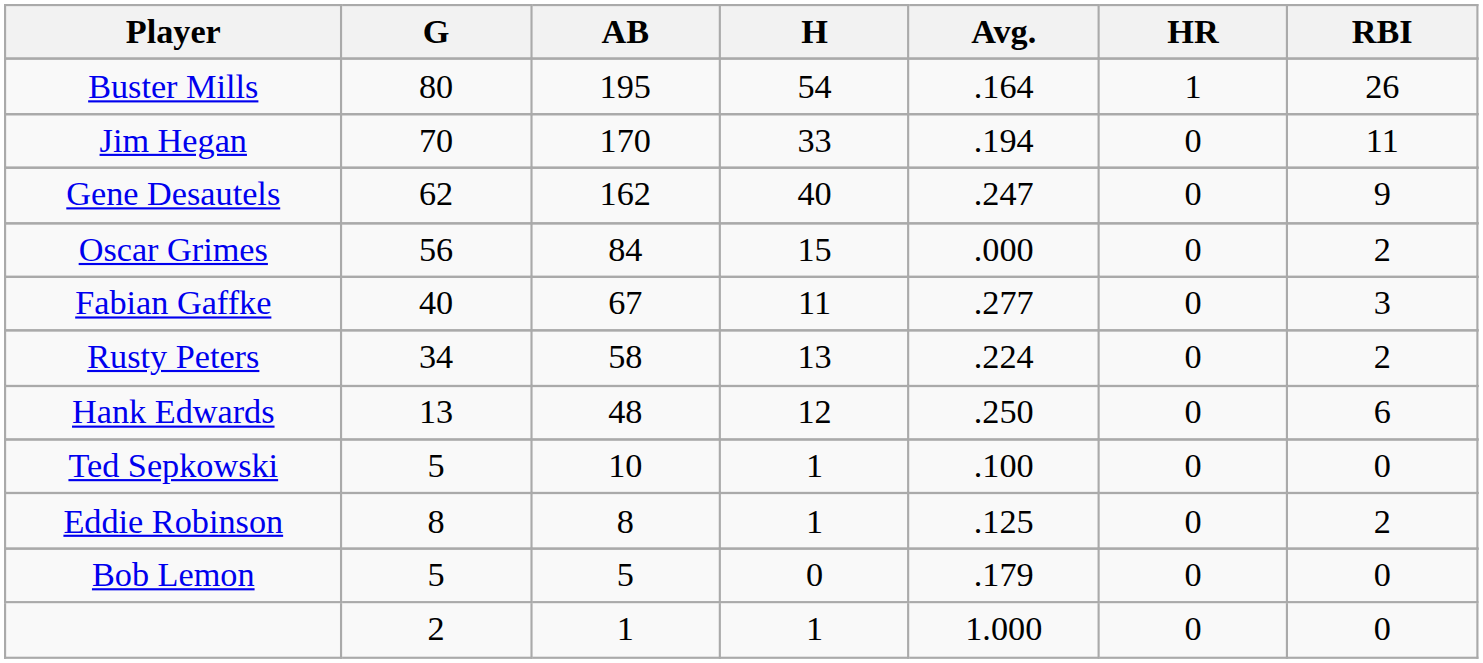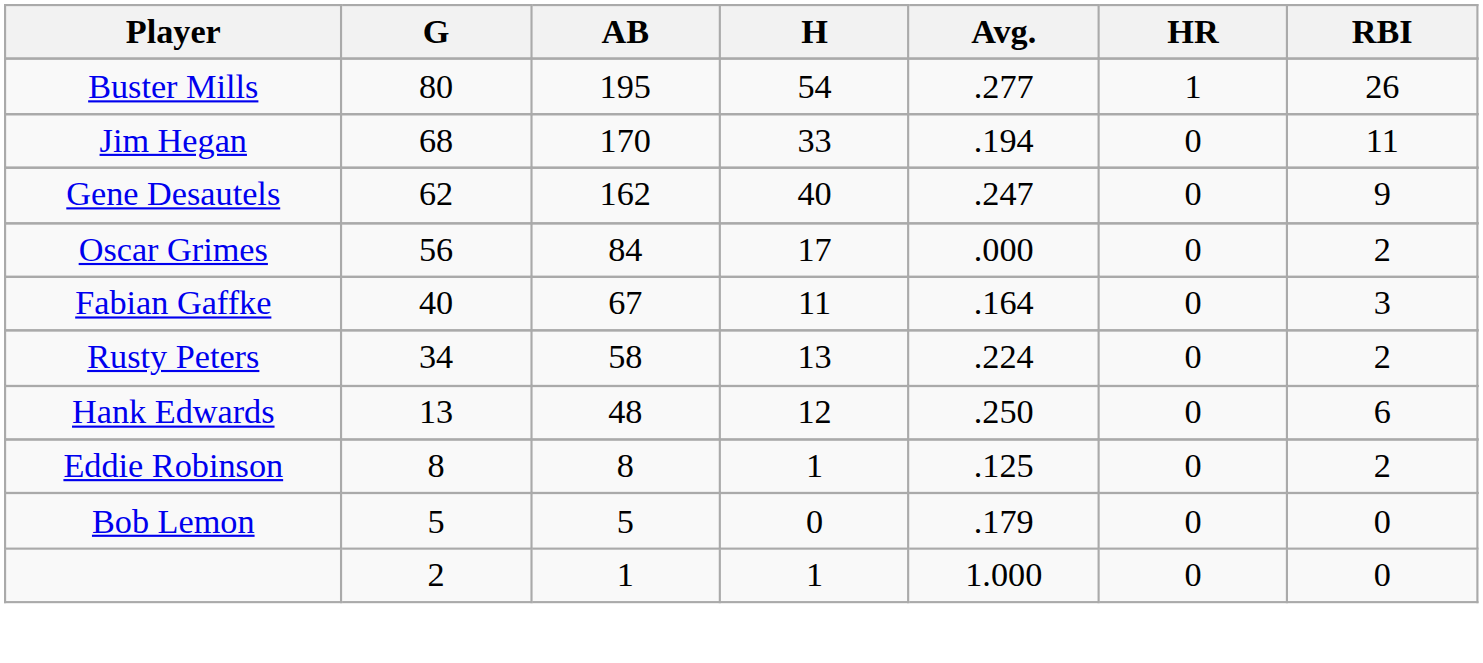(1004, 85) .164 -> (1004, 85) .277
(436, 140) 70 -> (436, 140) 68
(815, 248) 15 -> (815, 248) 17
(1004, 303) .277 -> (1004, 303) .164
- row: (173, 466)
